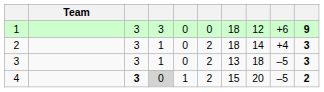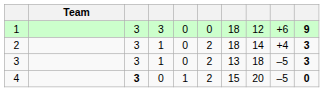(161, 78) lightgrey background -> (161, 78) no background
(307, 78) 2 -> (307, 78) 0
